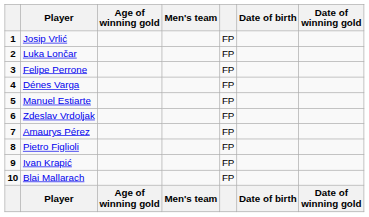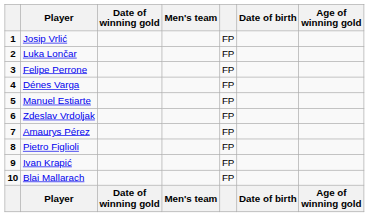columns swapped: (130, 18) <-> (331, 18)
